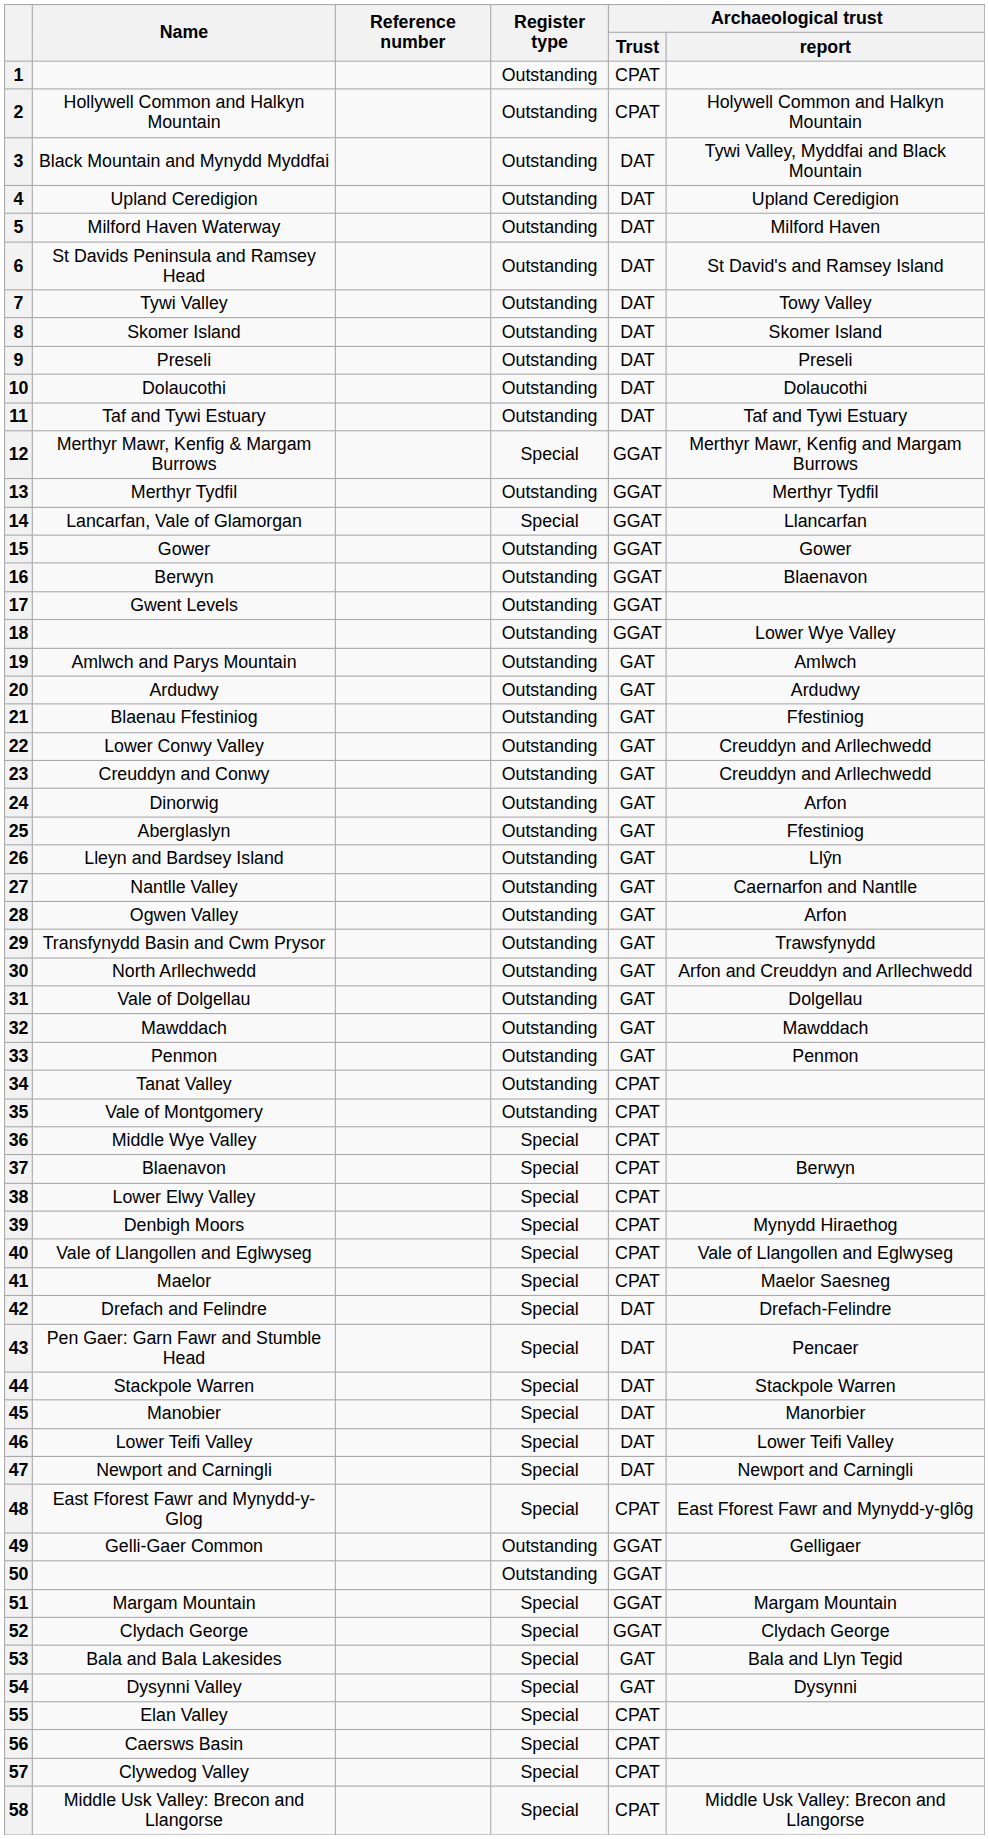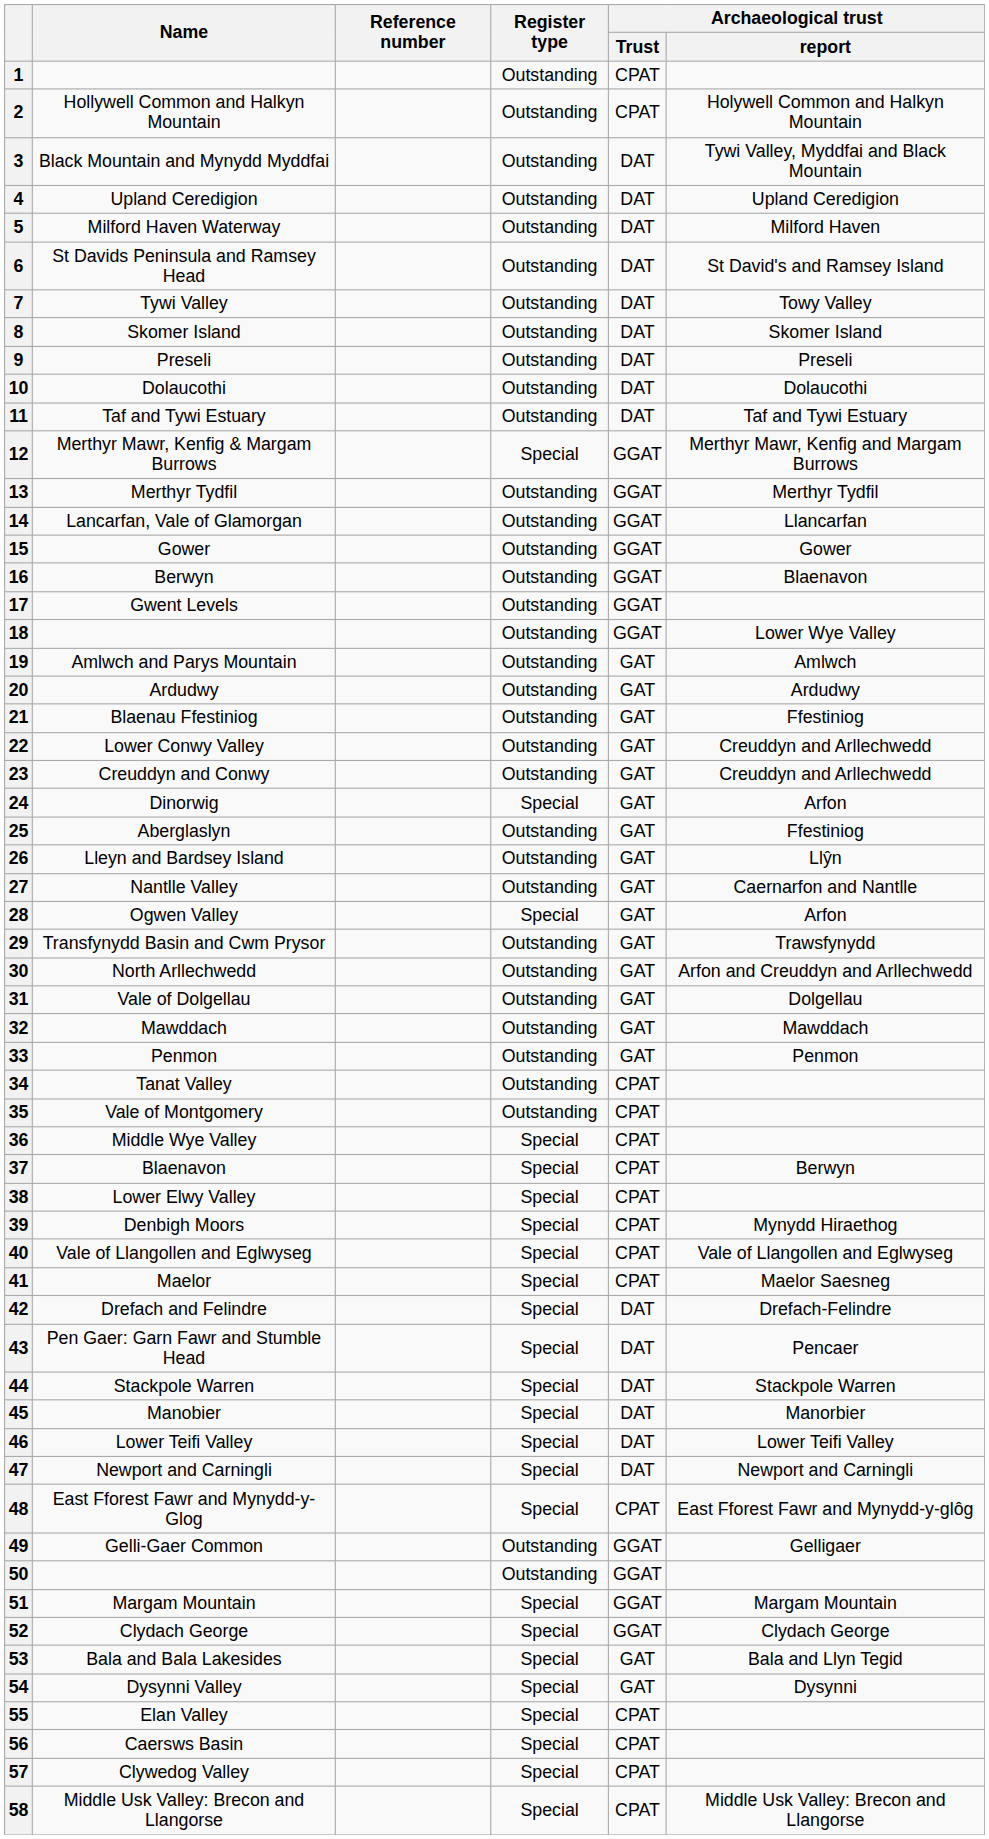(550, 520) Special -> (550, 520) Outstanding
(550, 802) Outstanding -> (550, 802) Special
(550, 915) Outstanding -> (550, 915) Special
